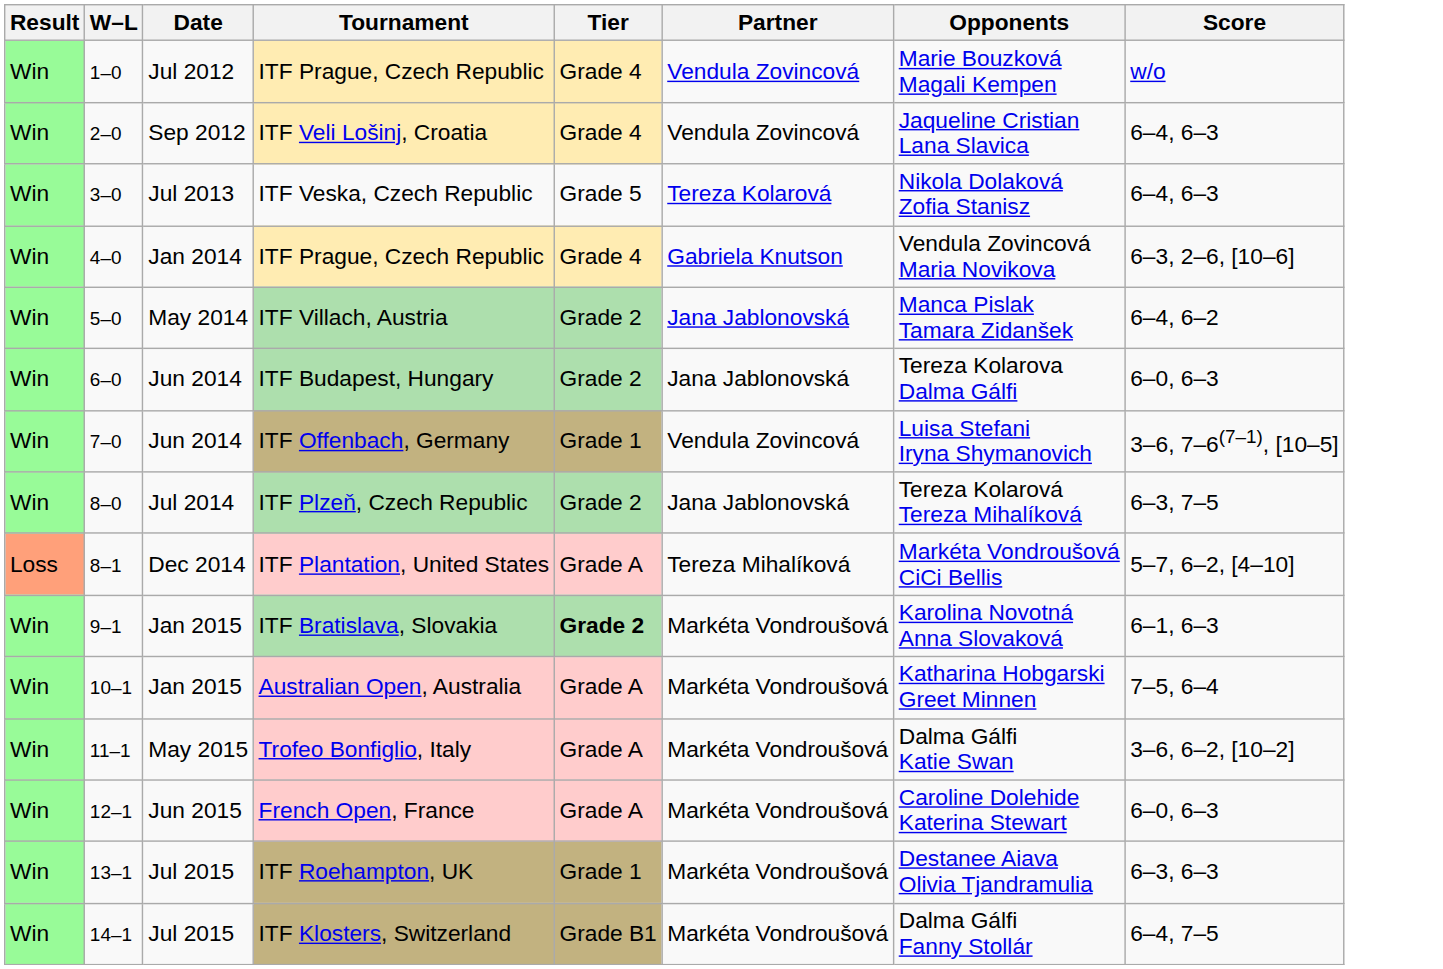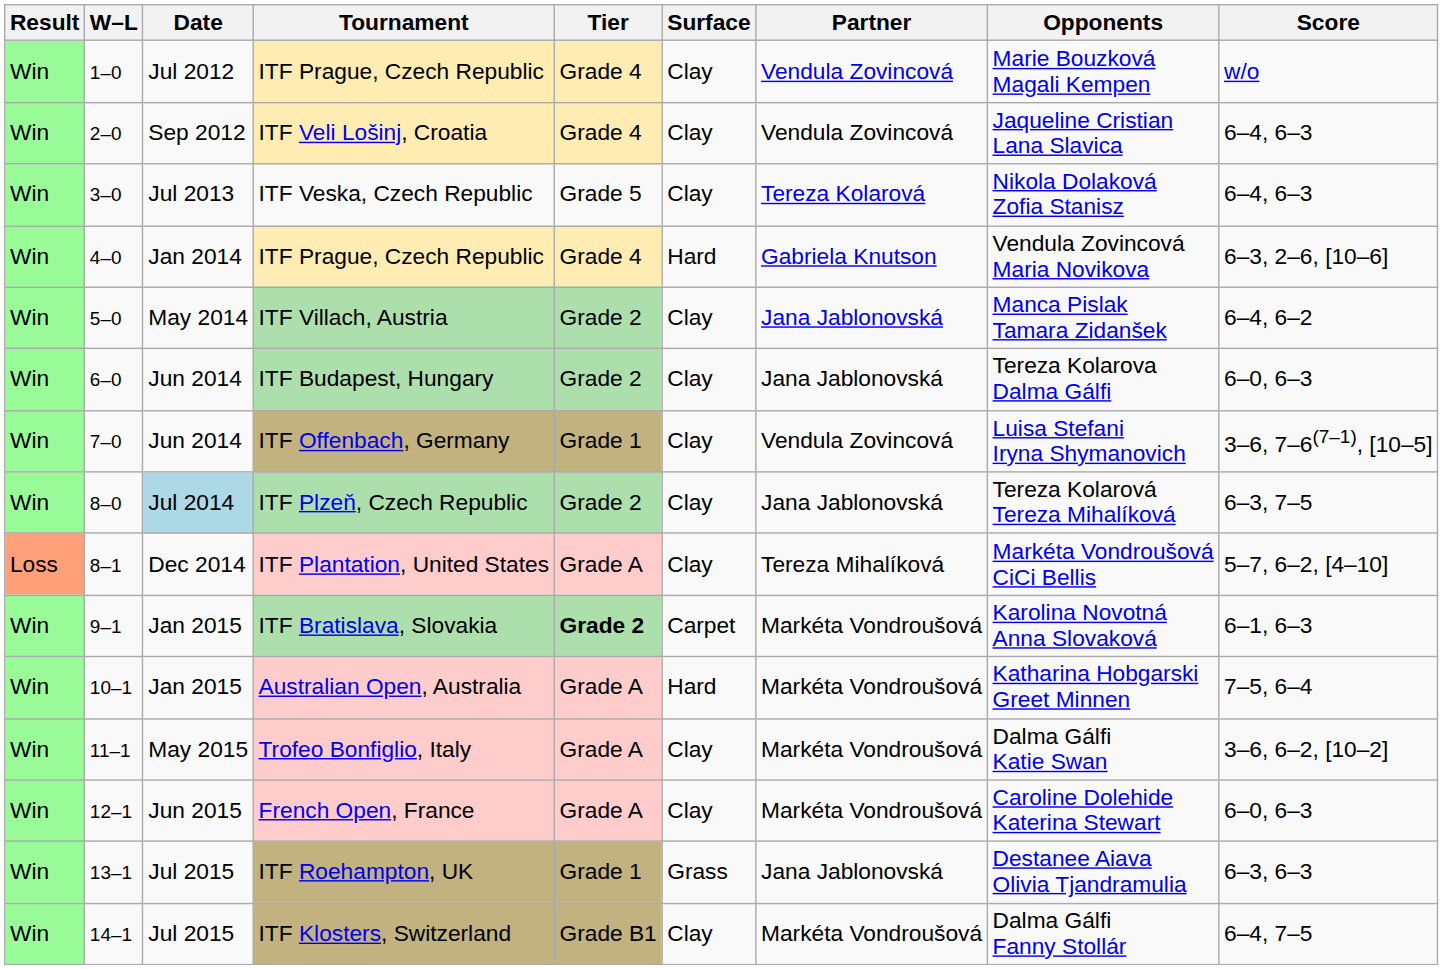+ column: (709, 22)
(191, 502) no background -> (191, 502) lightblue background
(778, 872) Markéta Vondroušová -> (852, 872) Jana Jablonovská
